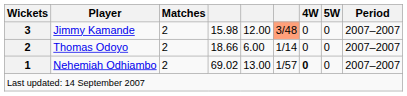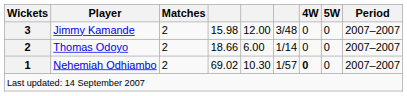(286, 31) lightsalmon background -> (286, 31) no background
(257, 65) 13.00 -> (257, 65) 10.30
